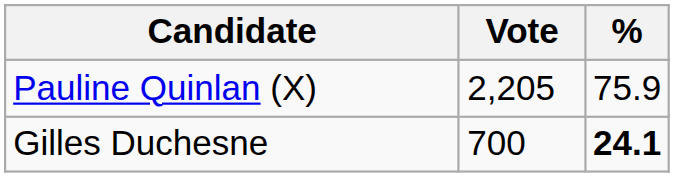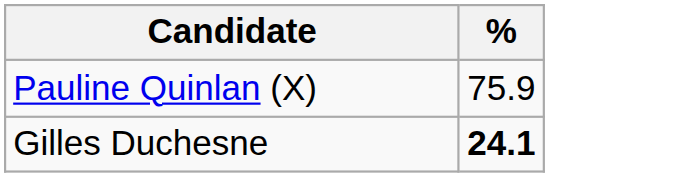- column: (522, 32)
